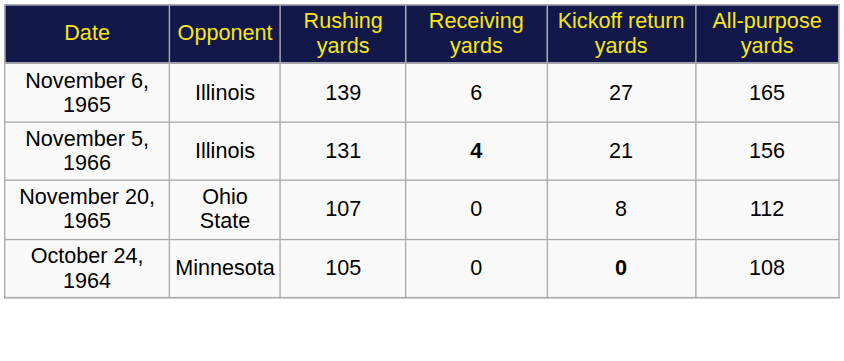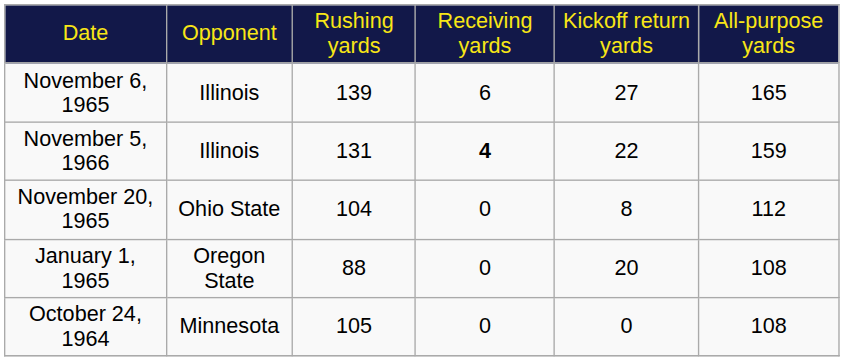(621, 150) 21 -> (627, 150) 22
(767, 150) 156 -> (769, 150) 159
(343, 209) 107 -> (354, 209) 104
+ row: (85, 268)
(621, 268) bold -> (627, 326) normal
